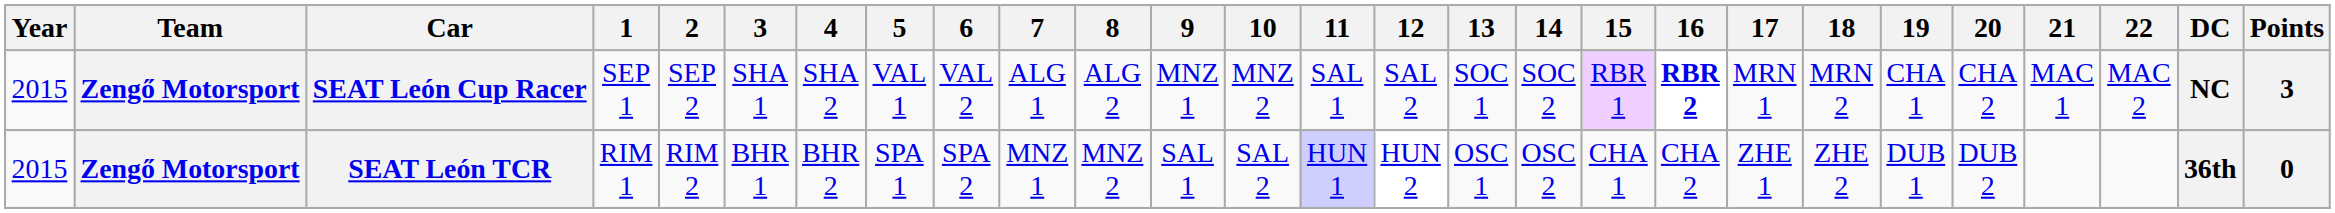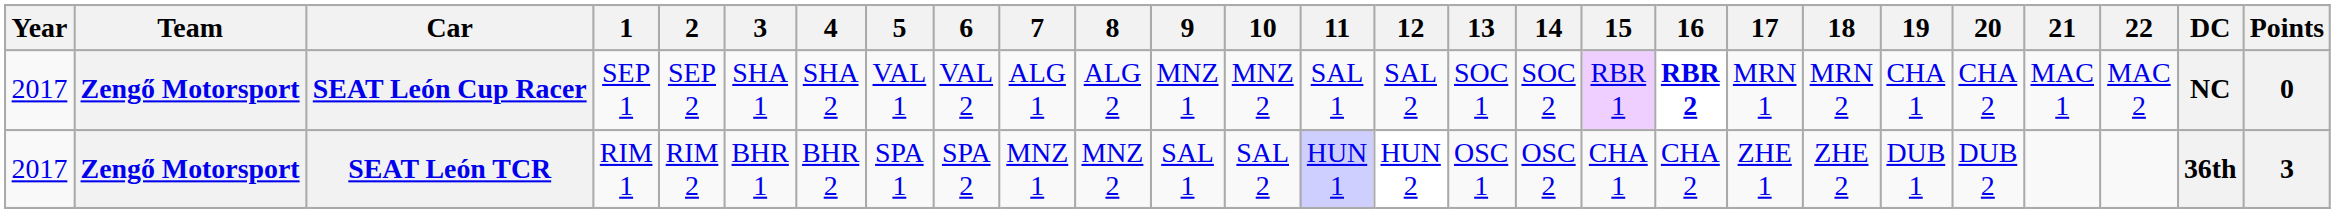(39, 89) 2015 -> (39, 89) 2017
(2287, 89) 3 -> (2287, 89) 0
(39, 168) 2015 -> (39, 168) 2017
(2287, 168) 0 -> (2287, 168) 3
